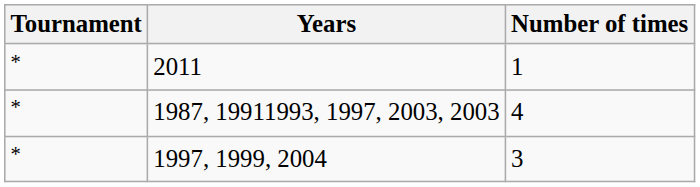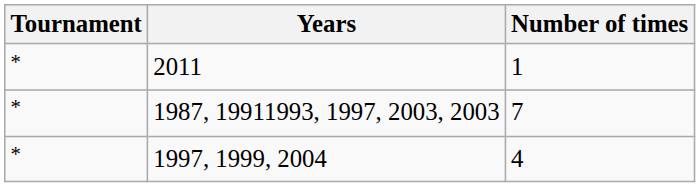(517, 112) 4 -> (517, 112) 7
(517, 158) 3 -> (517, 158) 4
